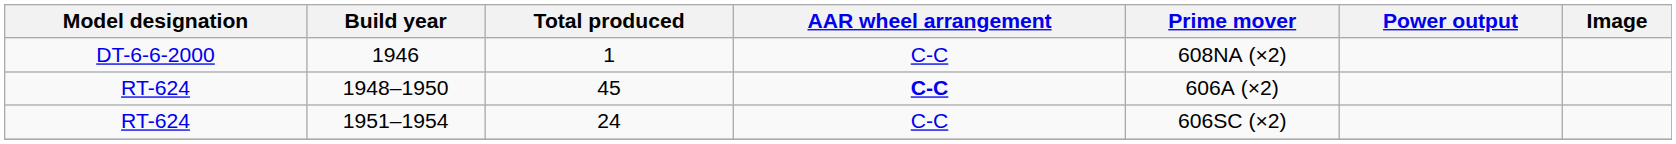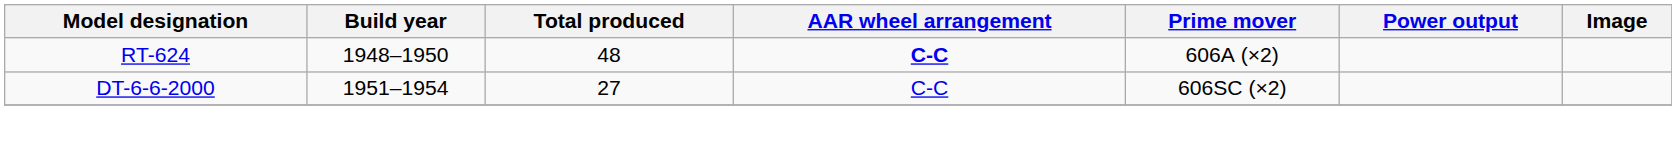- row: (396, 54)
(609, 88) 45 -> (609, 54) 48
(155, 121) RT-624 -> (156, 88) DT-6-6-2000
(609, 121) 24 -> (609, 88) 27
